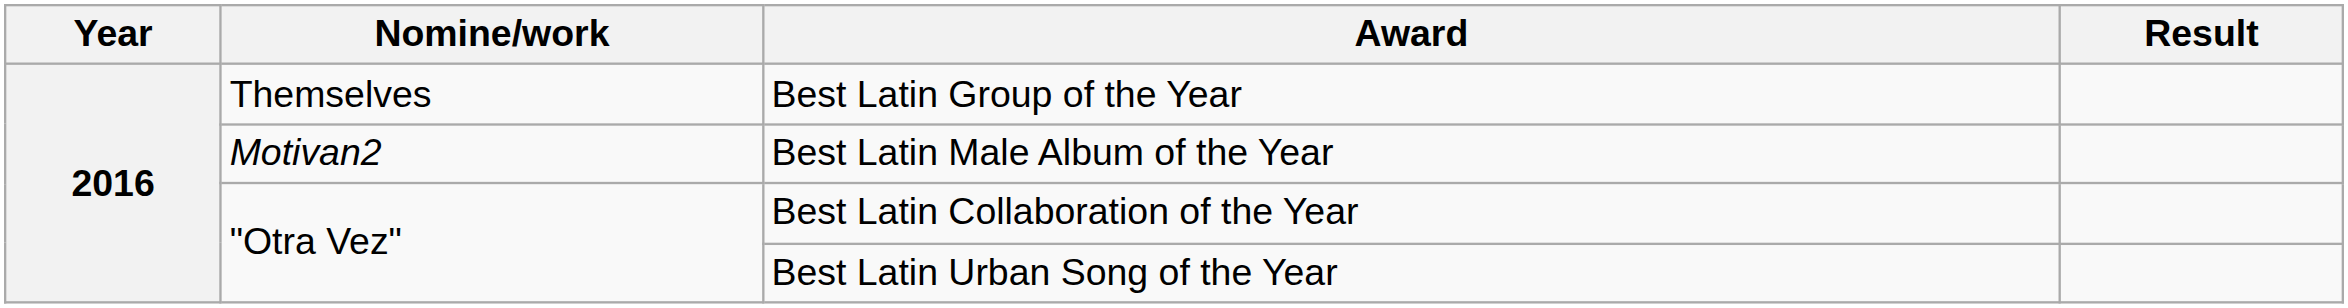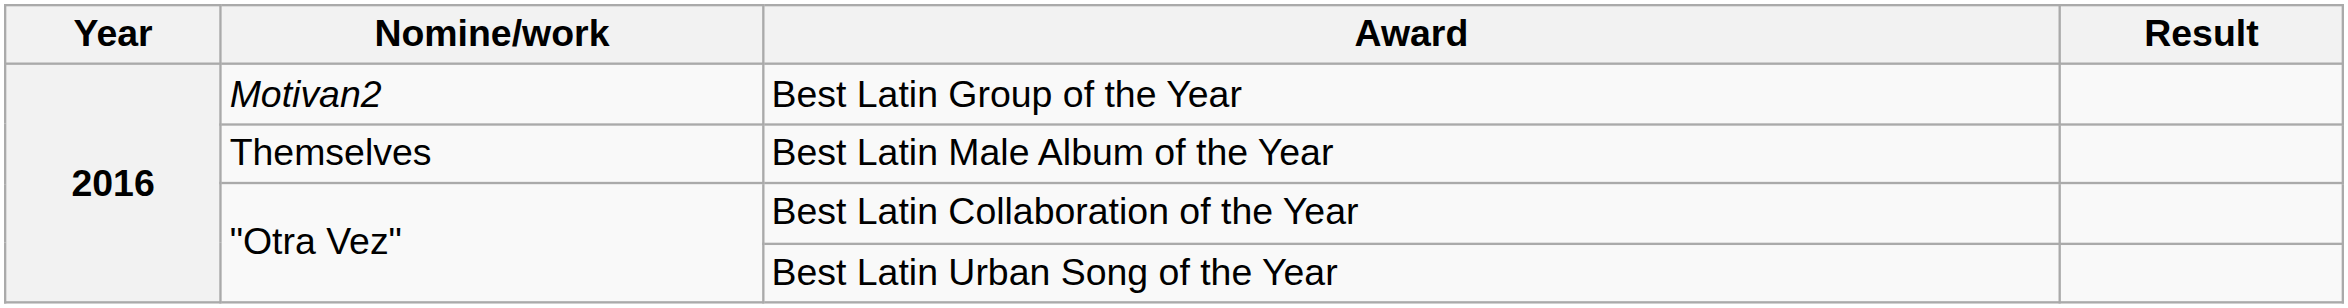(331, 93) Themselves -> (306, 93) Motivan2
(306, 152) Motivan2 -> (331, 152) Themselves
